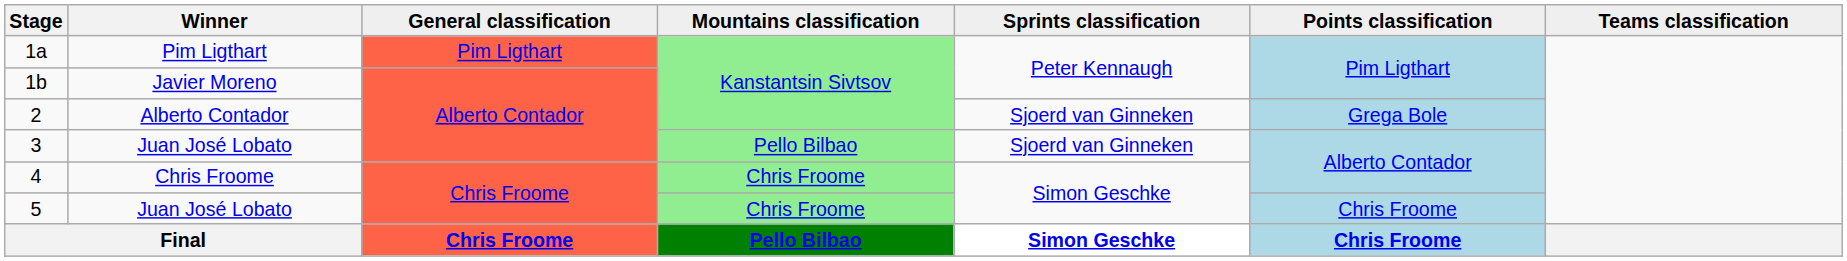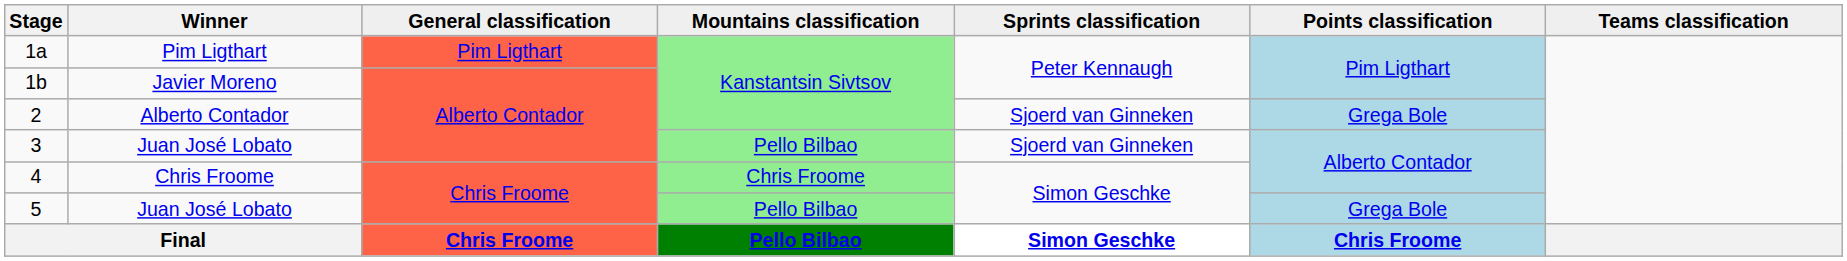(806, 209) Chris Froome -> (806, 209) Pello Bilbao
(1398, 209) Chris Froome -> (1398, 209) Grega Bole
